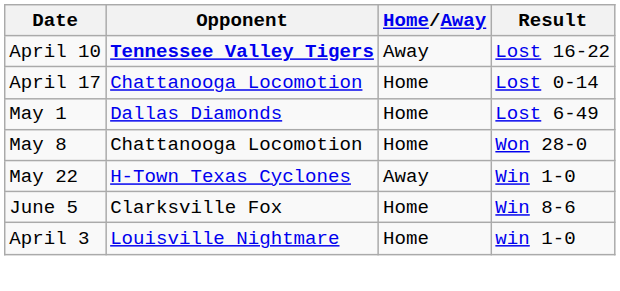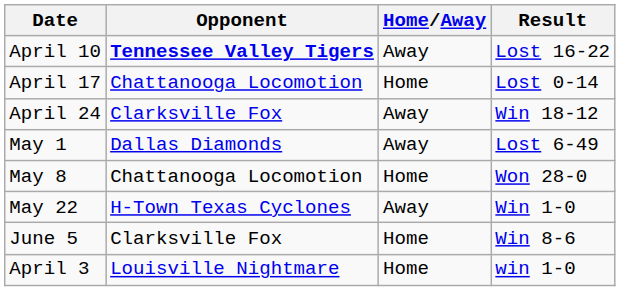+ row: (55, 114)
(406, 114) Home -> (406, 145) Away
